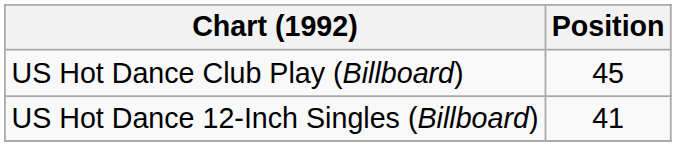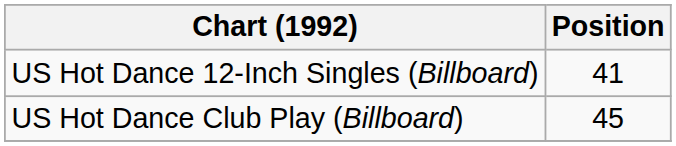rows swapped: (238, 72) <-> (275, 118)
